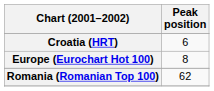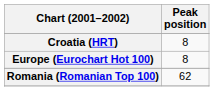(185, 42) 6 -> (185, 42) 8
